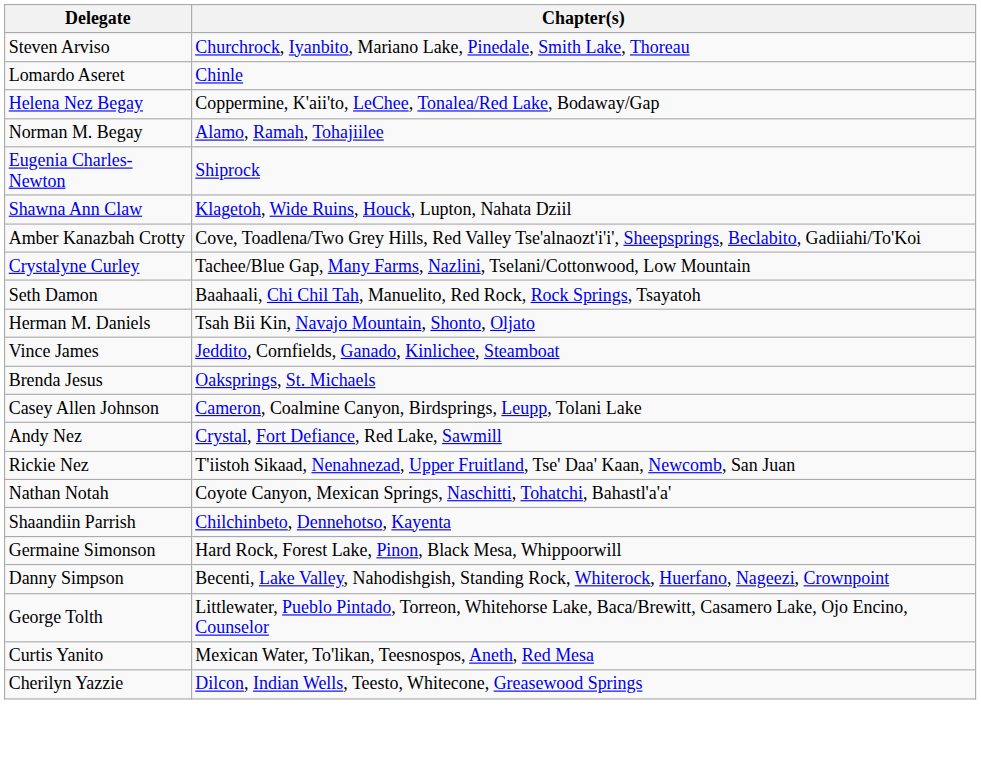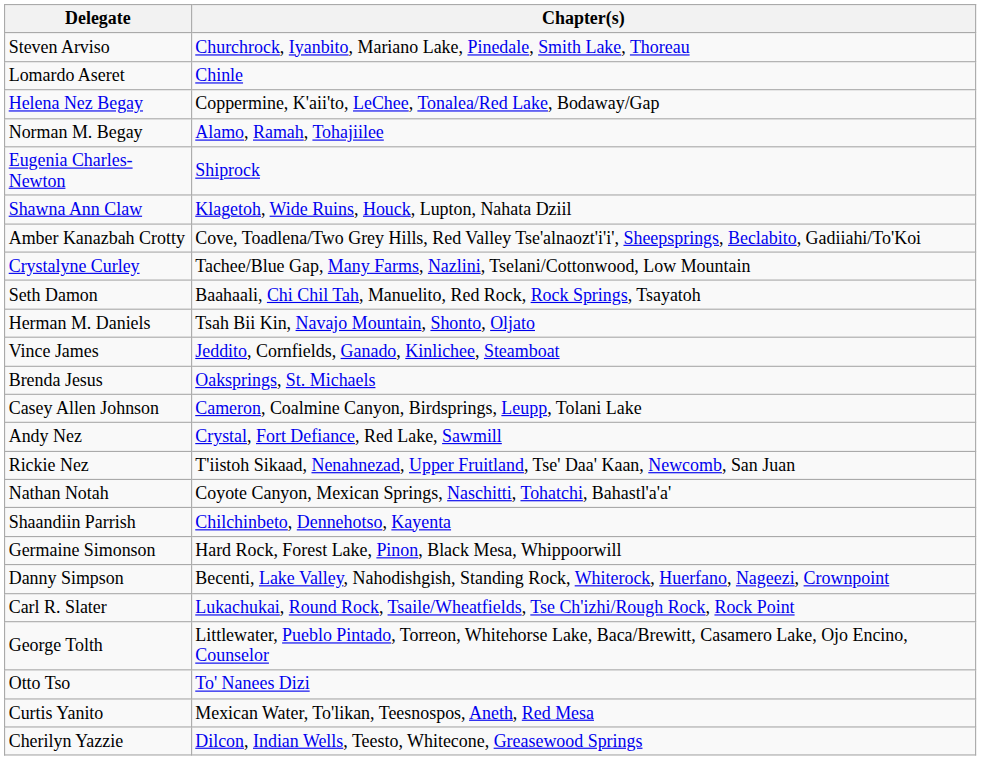+ row: (58, 607)
+ row: (40, 684)
